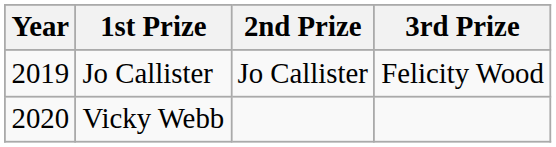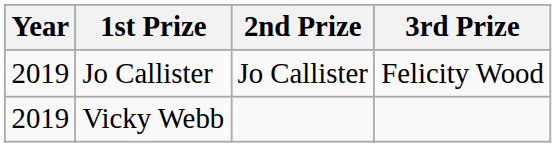(40, 118) 2020 -> (40, 118) 2019
